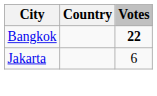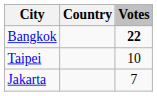+ row: (24, 58)
(134, 58) 6 -> (134, 79) 7
